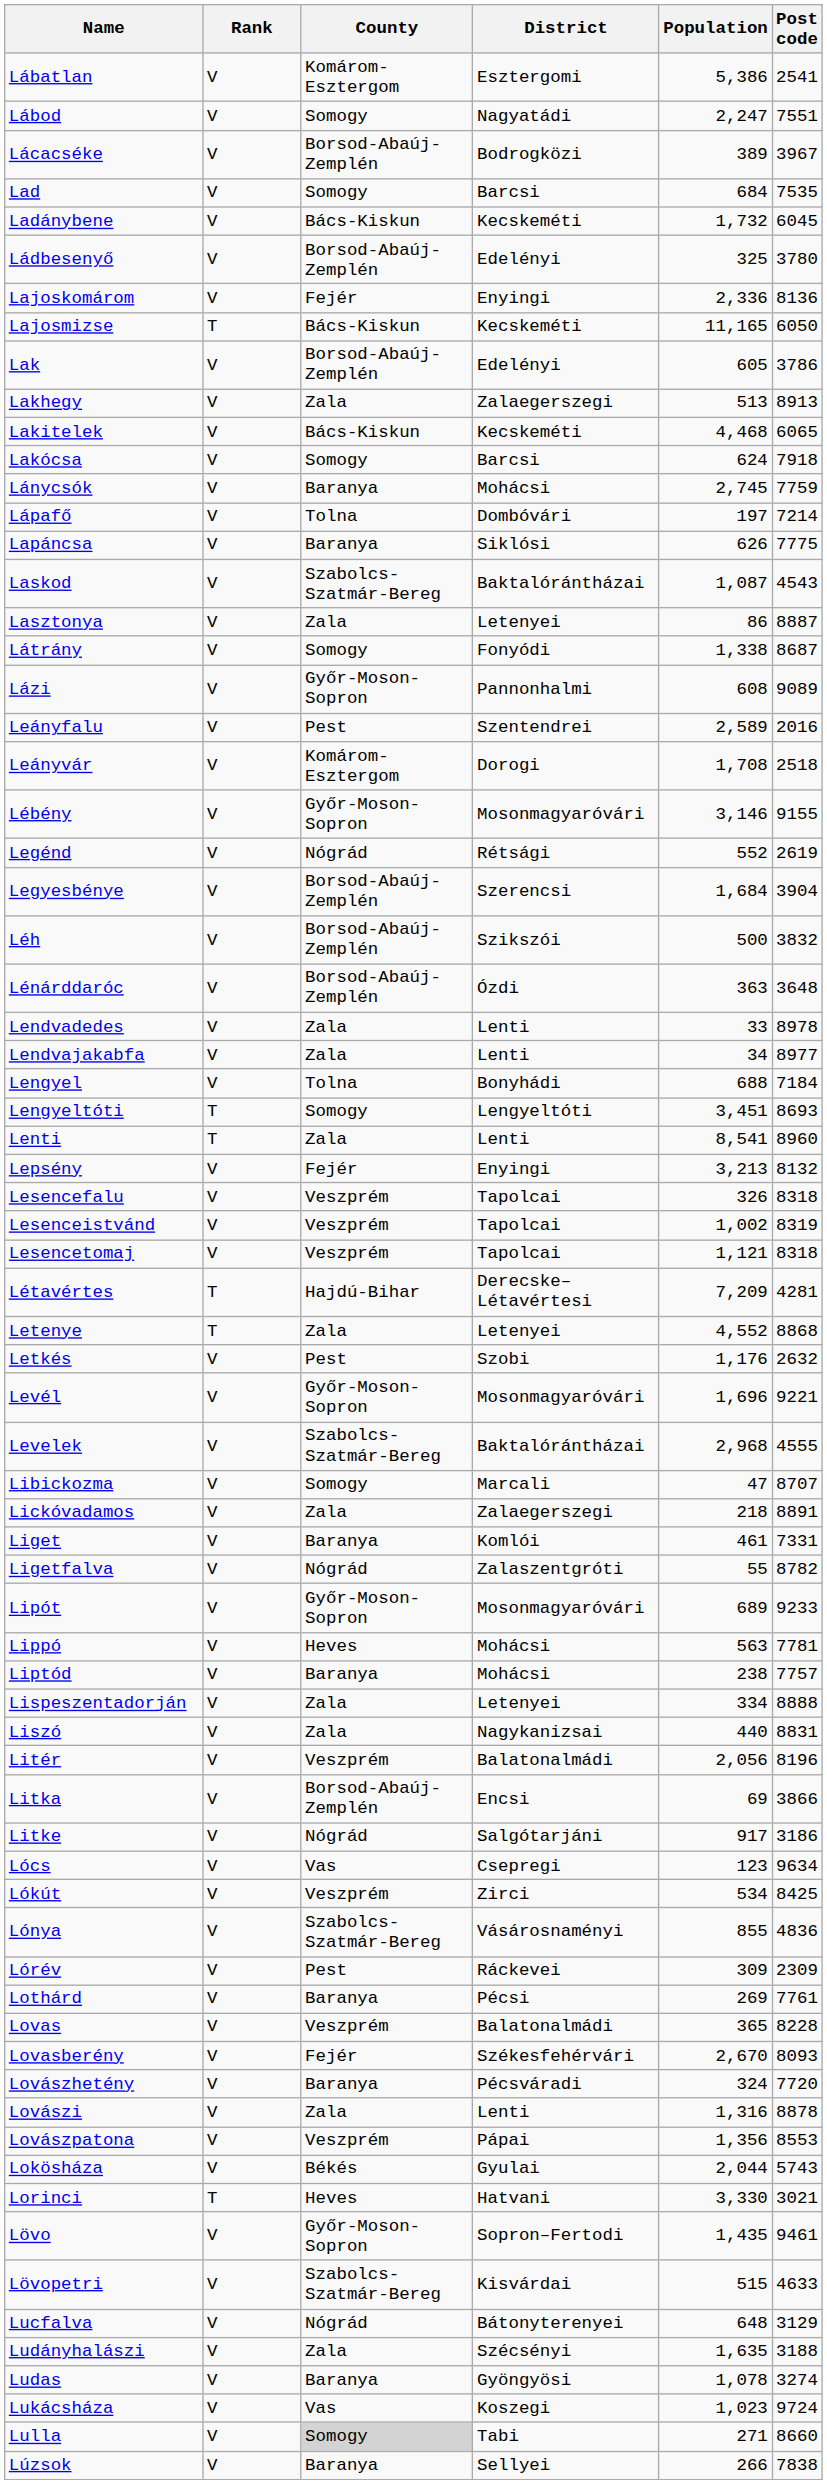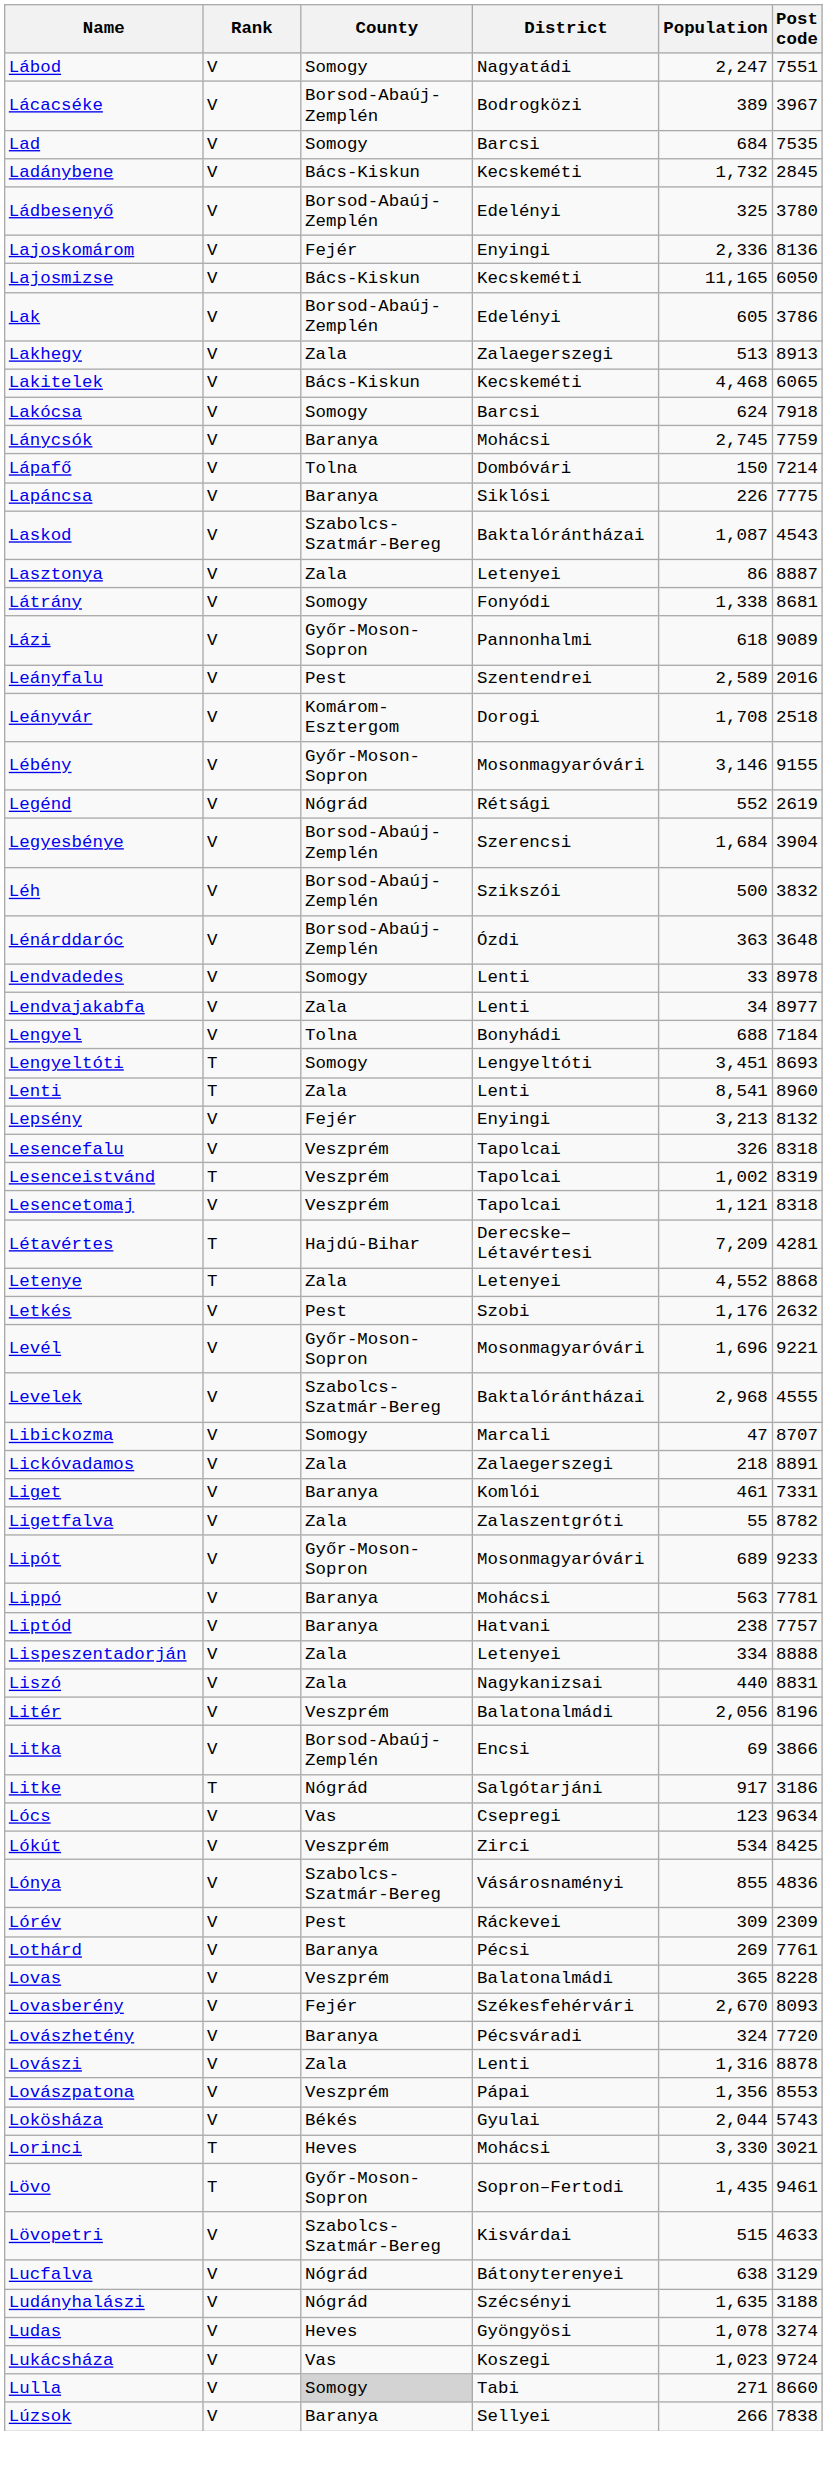- row: (51, 77)
(797, 221) 6045 -> (797, 173) 2845
(212, 326) T -> (212, 278) V
(752, 517) 197 -> (752, 468) 150
(752, 545) 626 -> (752, 497) 226
(797, 651) 8687 -> (797, 602) 8681
(752, 689) 608 -> (752, 640) 618
(326, 1027) Zala -> (336, 978) Somogy
(212, 1225) V -> (212, 1177) T
(336, 1570) Nógrád -> (326, 1521) Zala
(331, 1646) Heves -> (342, 1598) Baranya
(514, 1675) Mohácsi -> (514, 1626) Hatvani
(212, 1837) V -> (212, 1788) T
(514, 2198) Hatvani -> (514, 2149) Mohácsi
(212, 2236) V -> (212, 2188) T
(752, 2323) 648 -> (752, 2275) 638
(326, 2351) Zala -> (336, 2303) Nógrád
(342, 2380) Baranya -> (331, 2331) Heves
